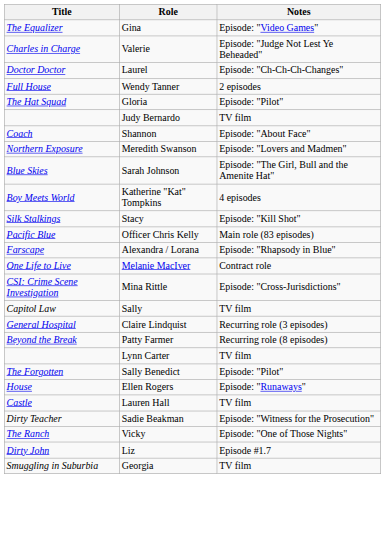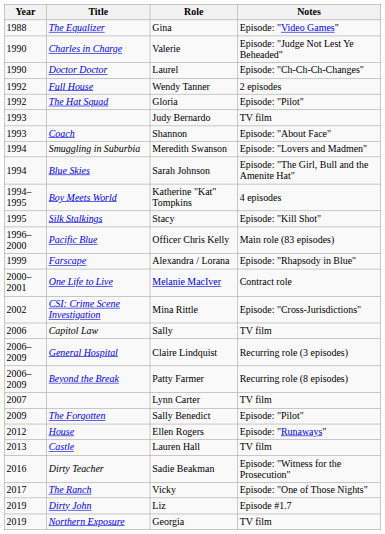+ column: (25, 12)
(45, 149) Northern Exposure -> (94, 149) Smuggling in Suburbia
(52, 466) Smuggling in Suburbia -> (87, 521) Northern Exposure
